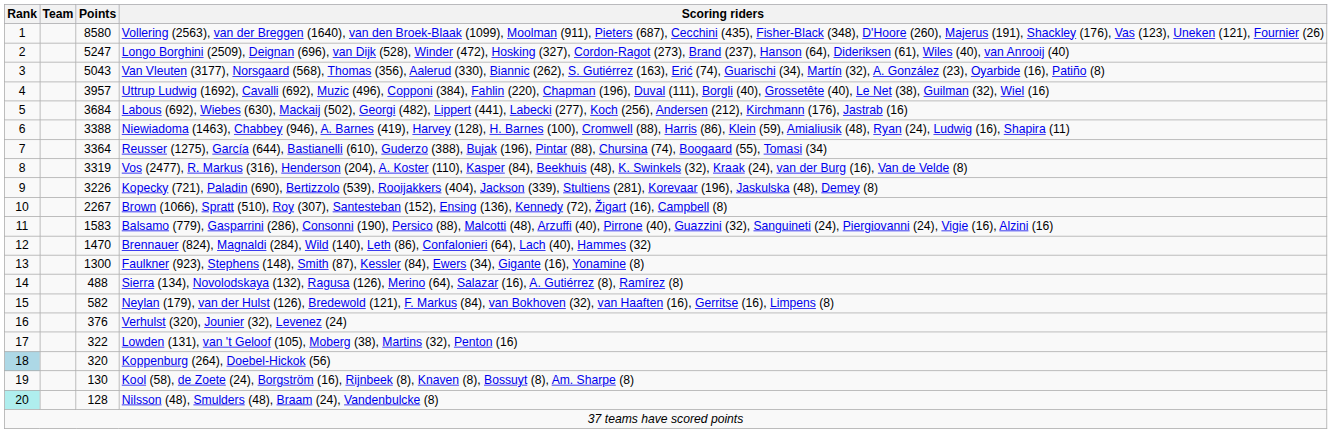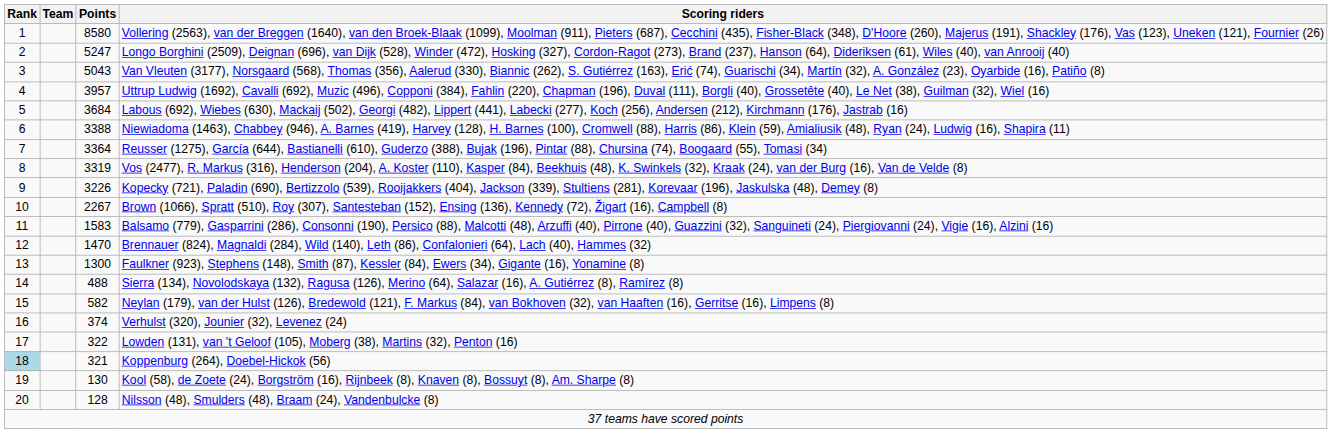(98, 322) 376 -> (98, 322) 374
(98, 361) 320 -> (98, 361) 321
(22, 399) paleturquoise background -> (22, 399) no background
